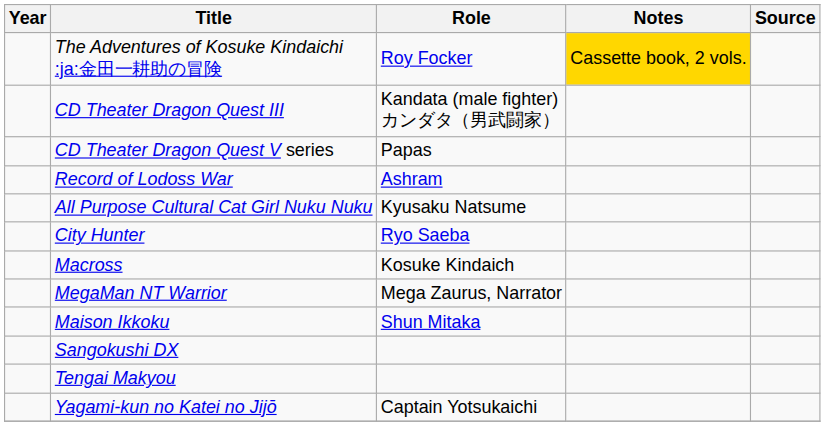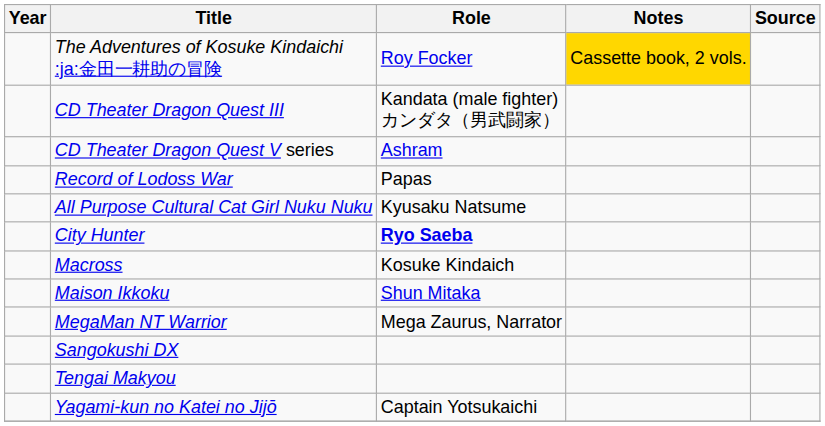(406, 151) Papas -> (412, 151) Ashram
(412, 179) Ashram -> (406, 179) Papas
(425, 236) normal -> (427, 236) bold
rows swapped: (112, 321) <-> (141, 293)
